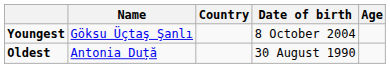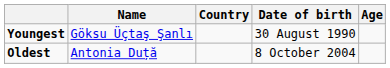(305, 34) 8 October 2004 -> (305, 34) 30 August 1990
(305, 53) 30 August 1990 -> (305, 53) 8 October 2004
